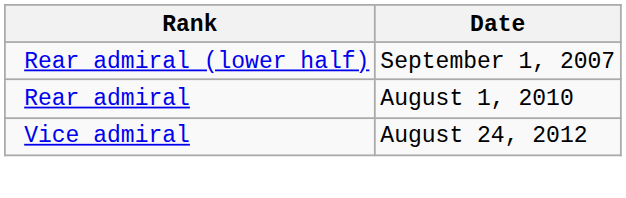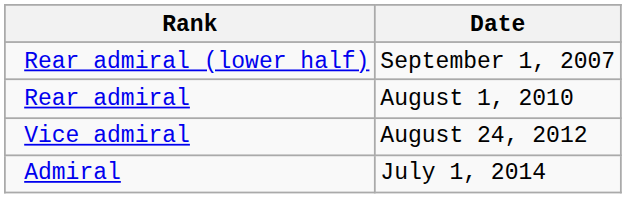+ row: (66, 174)
